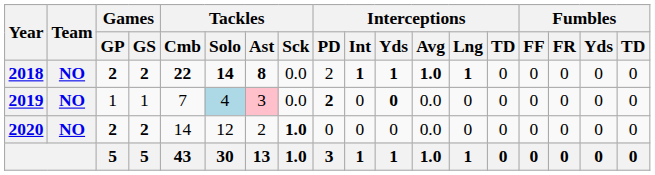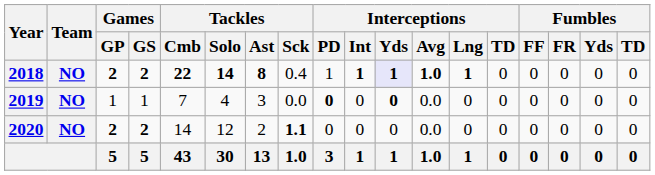(296, 73) 0.0 -> (296, 73) 0.4
(329, 73) 2 -> (329, 73) 1
(394, 73) no background -> (394, 73) lavender background
(225, 101) lightblue background -> (225, 101) no background
(262, 101) pink background -> (262, 101) no background
(329, 101) 2 -> (329, 101) 0
(296, 128) 1.0 -> (296, 128) 1.1
